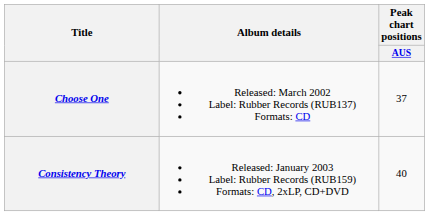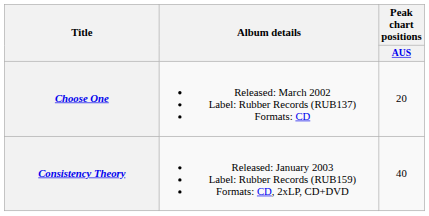(401, 98) 37 -> (401, 98) 20
